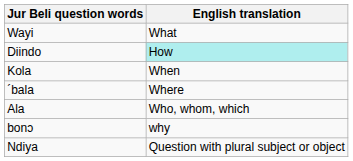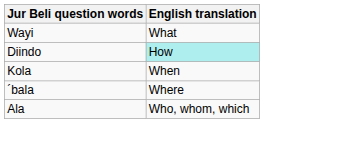- row: (20, 128)
- row: (22, 147)
